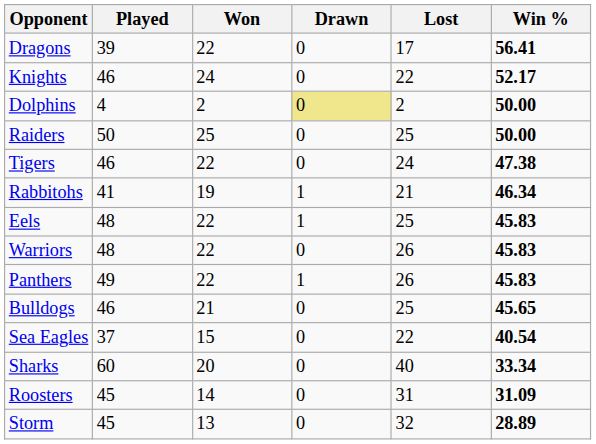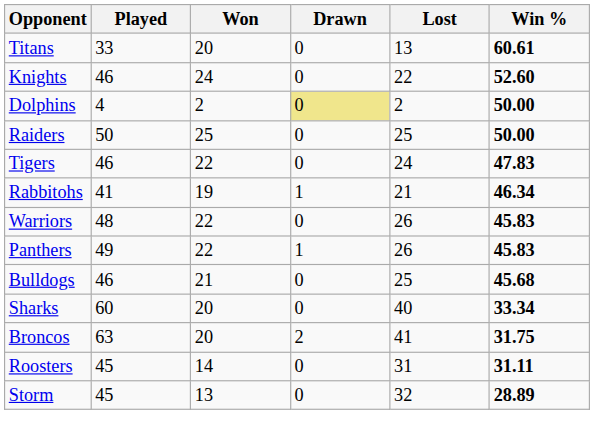+ row: (31, 47)
- row: (40, 47)
(516, 76) 52.17 -> (514, 76) 52.60
(516, 163) 47.38 -> (514, 163) 47.83
- row: (24, 221)
(516, 308) 45.65 -> (514, 279) 45.68
- row: (49, 337)
+ row: (39, 337)
(516, 395) 31.09 -> (514, 366) 31.11
